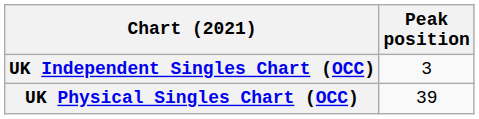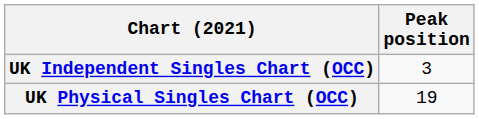(427, 98) 39 -> (427, 98) 19
